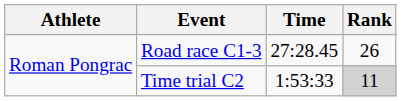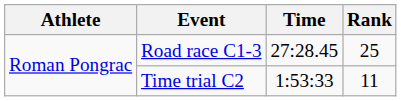(369, 50) 26 -> (369, 50) 25
(369, 80) lightgrey background -> (369, 80) no background
